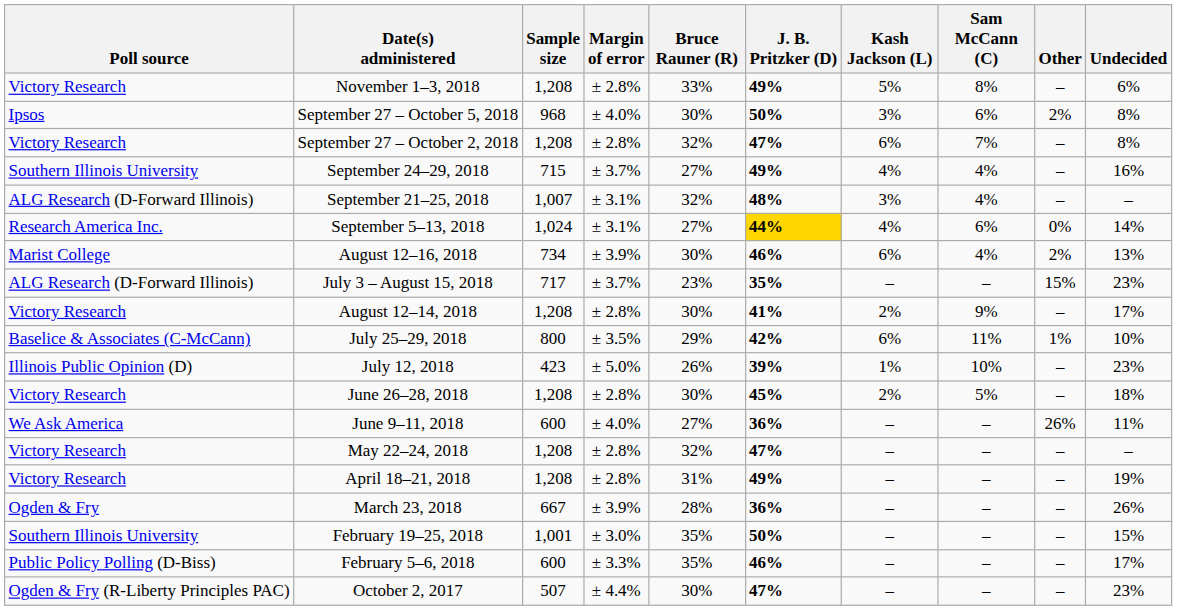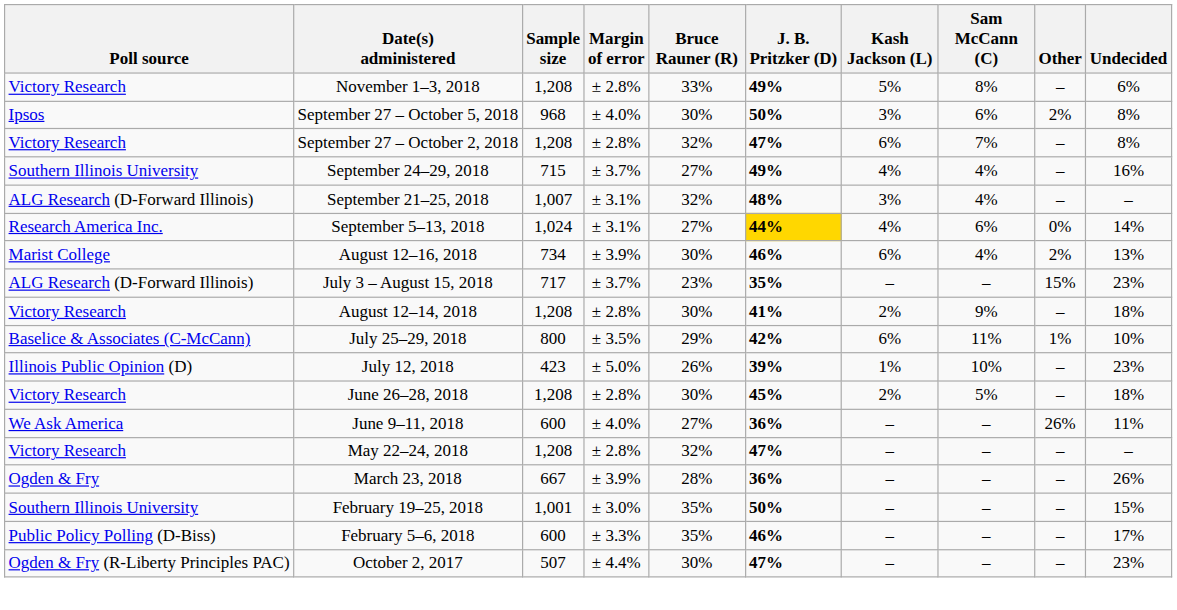(1129, 311) 17% -> (1129, 311) 18%
- row: (408, 479)
